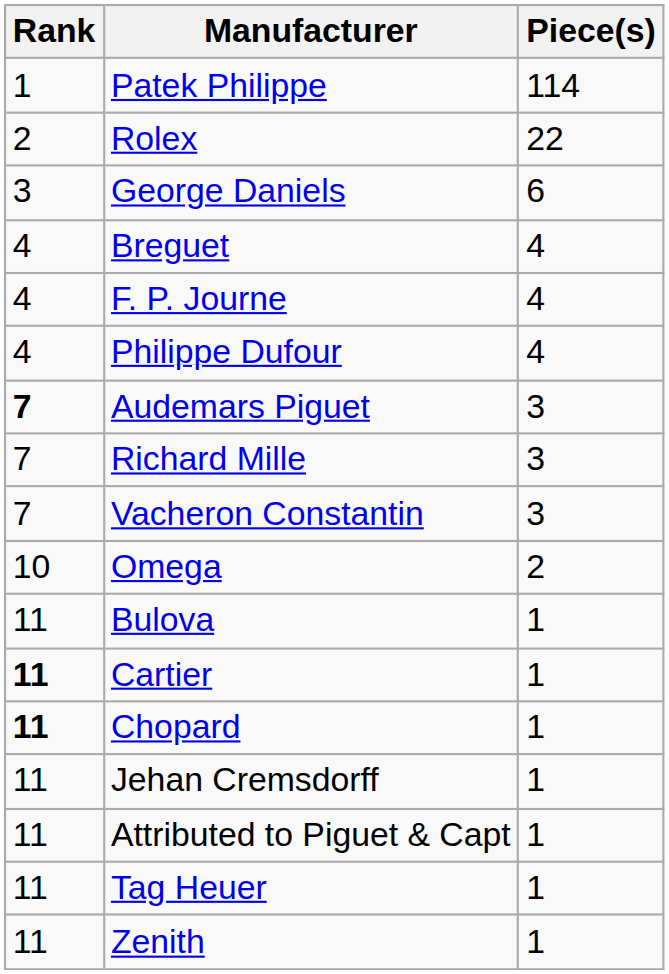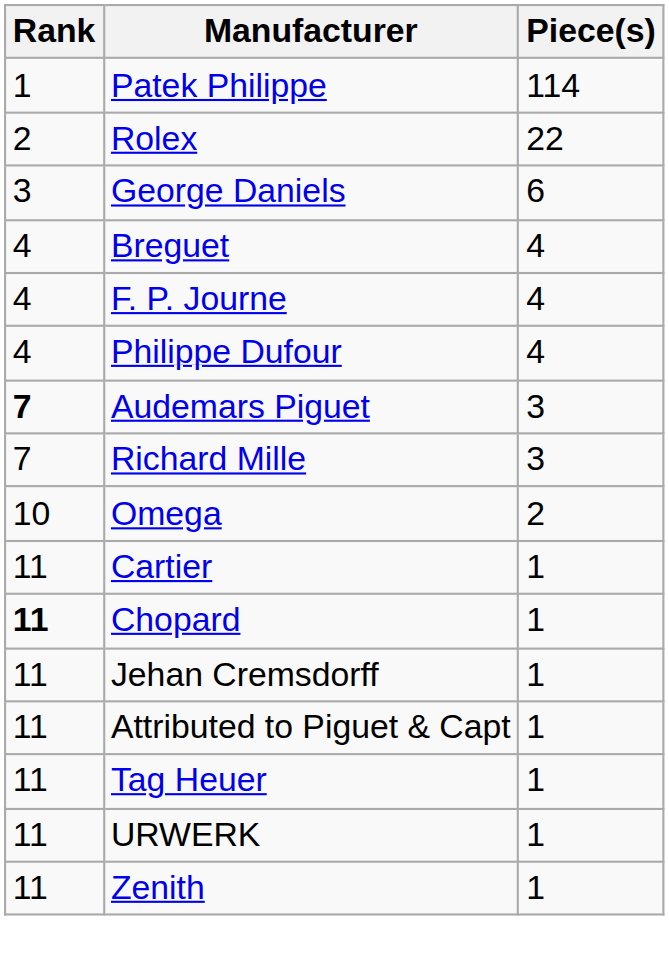- row: (267, 513)
- row: (163, 620)
(31, 673) bold -> (30, 566) normal
+ row: (186, 834)
